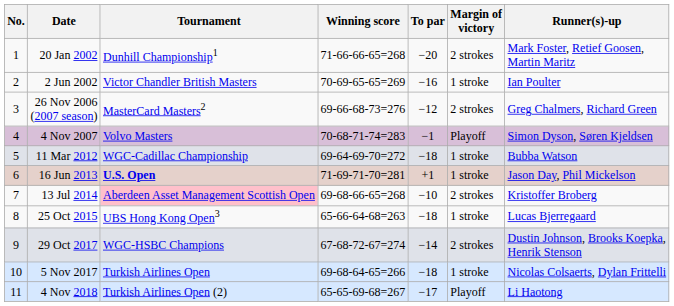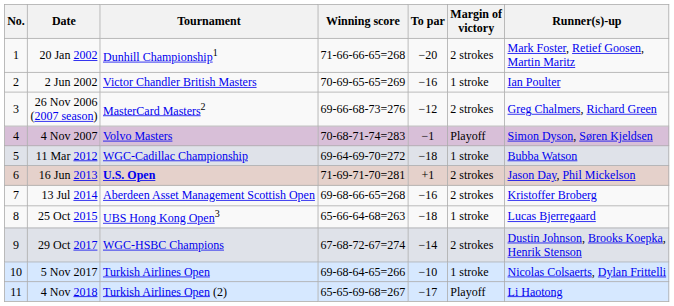(469, 176) 1 stroke -> (472, 176) 2 strokes
(209, 195) pink background -> (209, 195) no background
(428, 195) −10 -> (428, 195) −16
(428, 271) −18 -> (428, 271) −10
